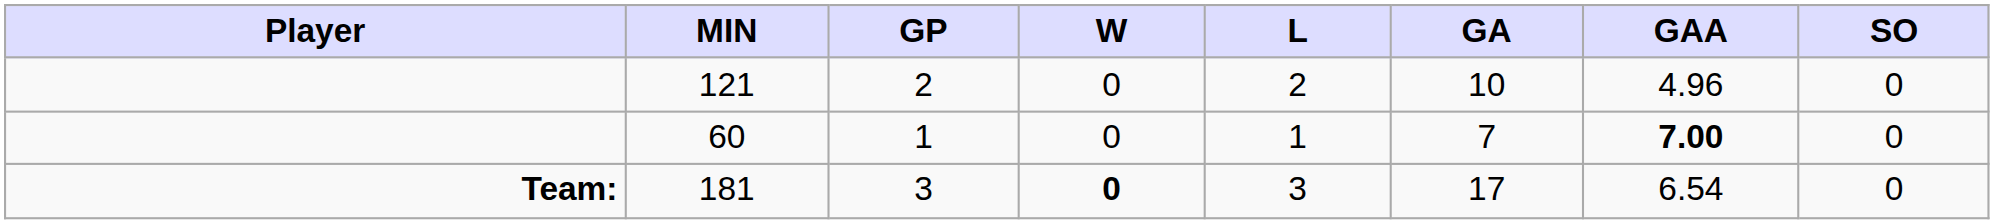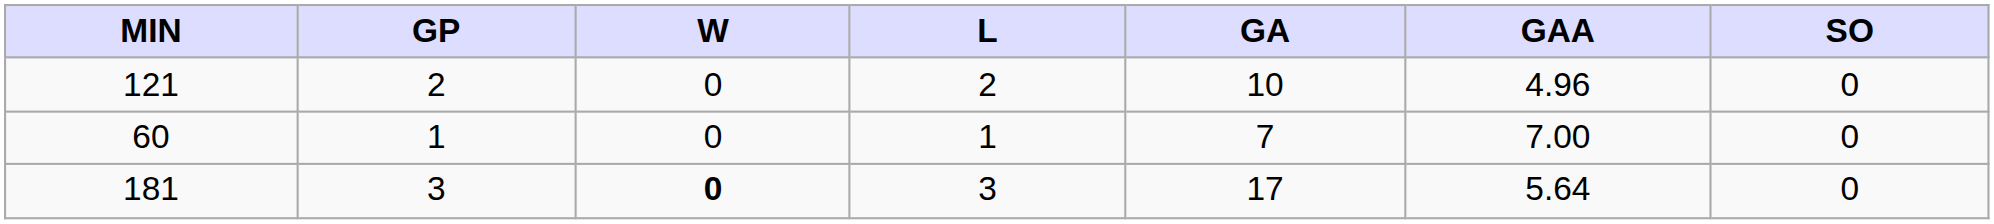- column: (315, 31)
(1691, 137) bold -> (1558, 137) normal
(1691, 190) 6.54 -> (1558, 190) 5.64
